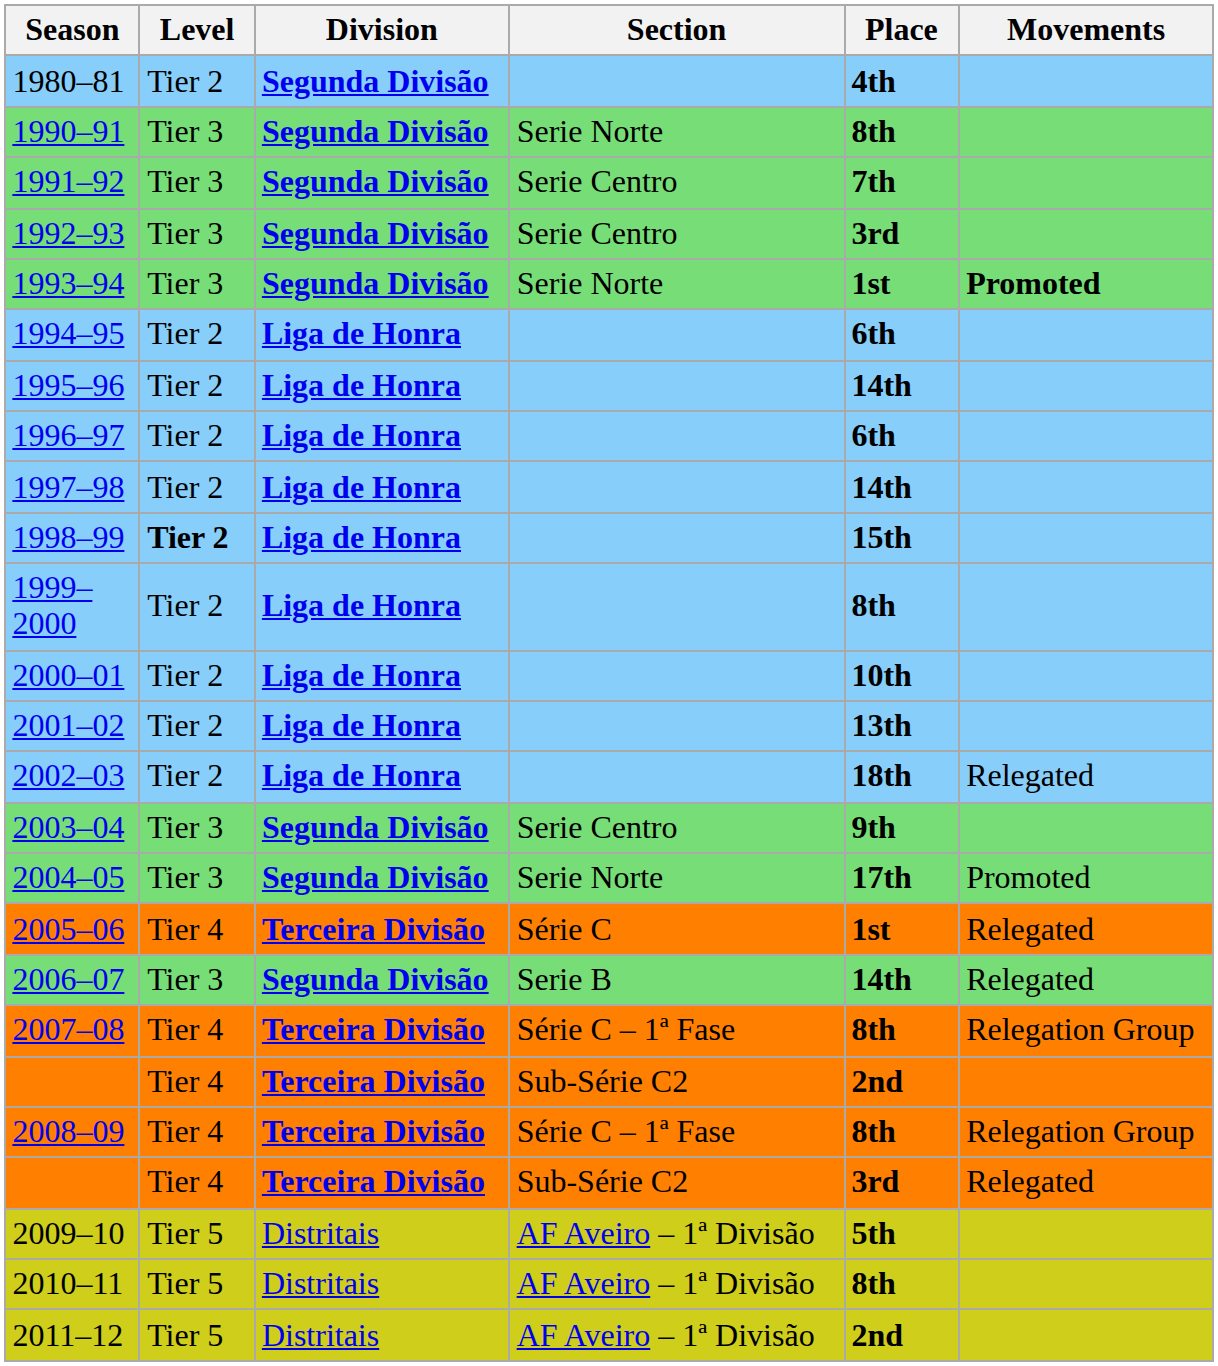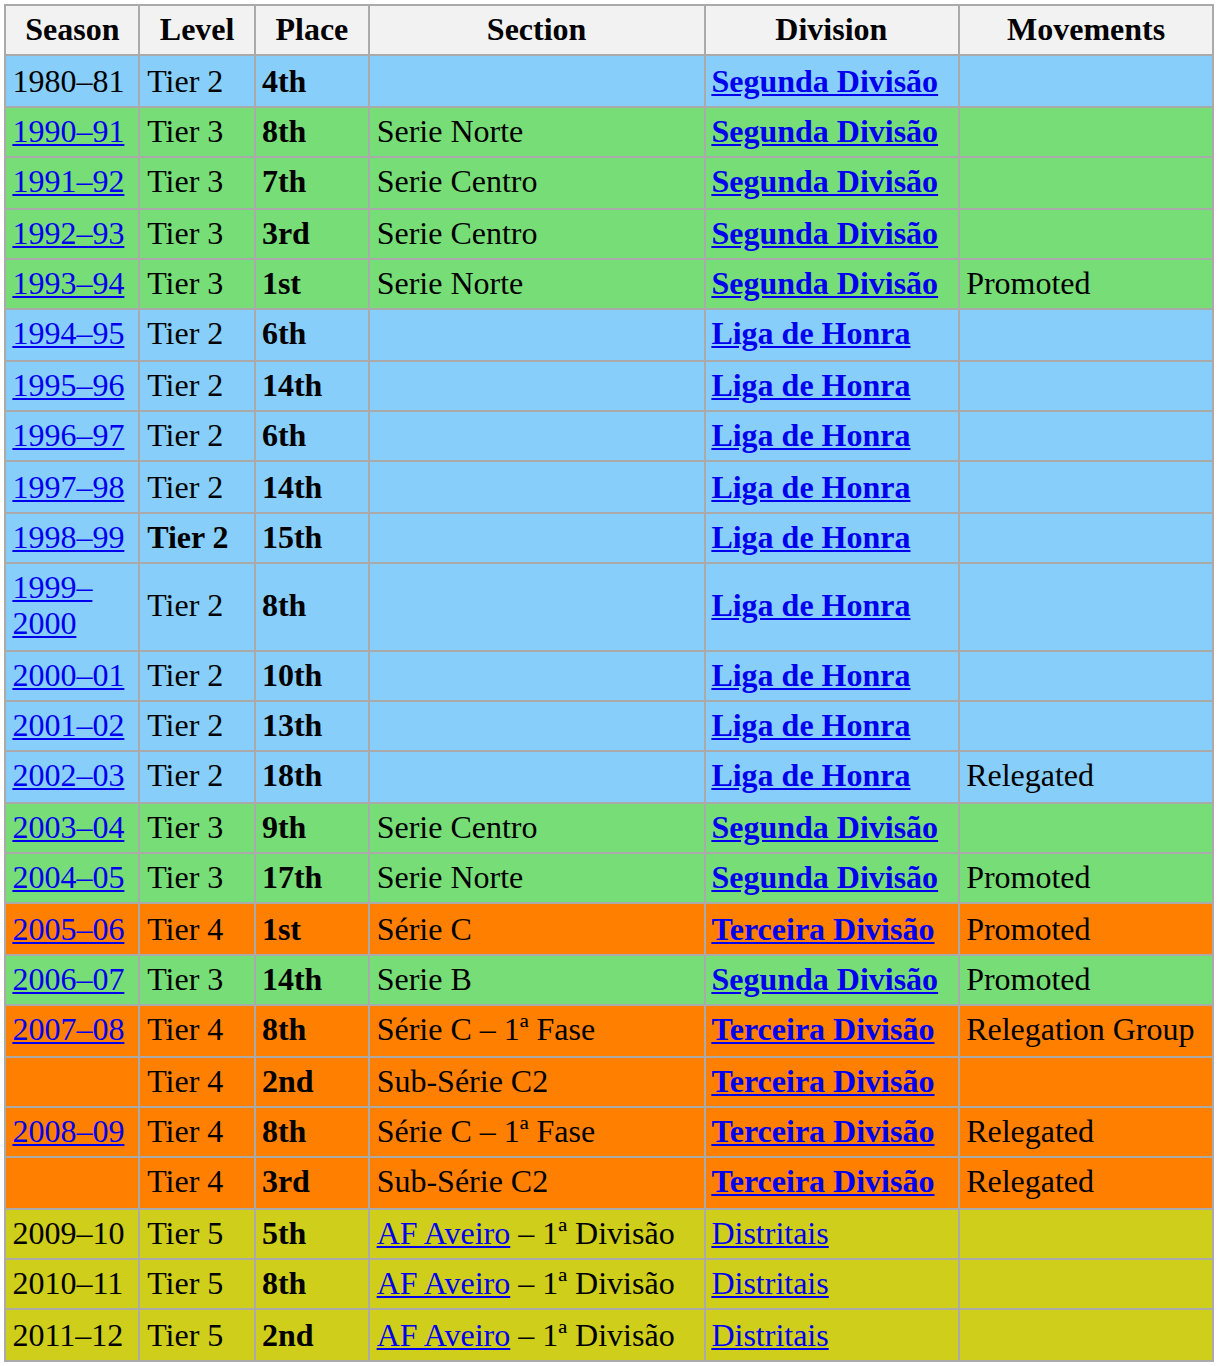columns swapped: (382, 29) <-> (901, 29)
(1033, 283) bold -> (1028, 283) normal
(1030, 928) Relegated -> (1028, 928) Promoted
(1030, 979) Relegated -> (1028, 979) Promoted
(1080, 1131) Relegation Group -> (1030, 1131) Relegated
